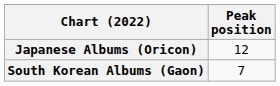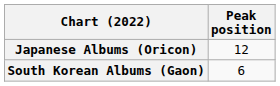(241, 70) 7 -> (241, 70) 6
